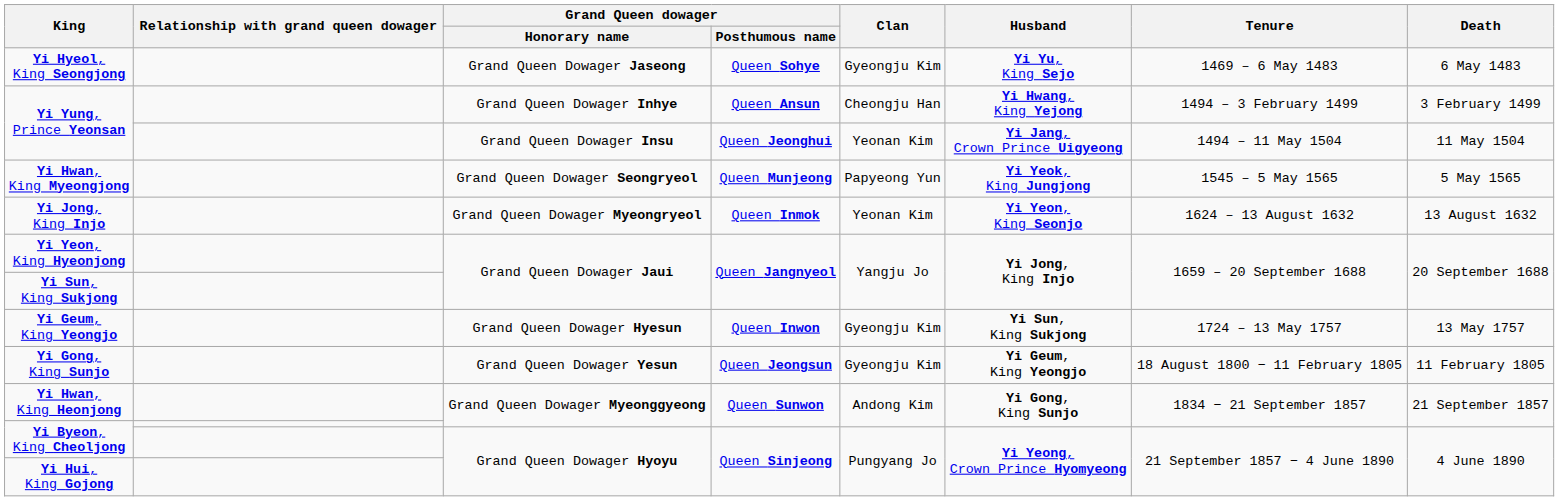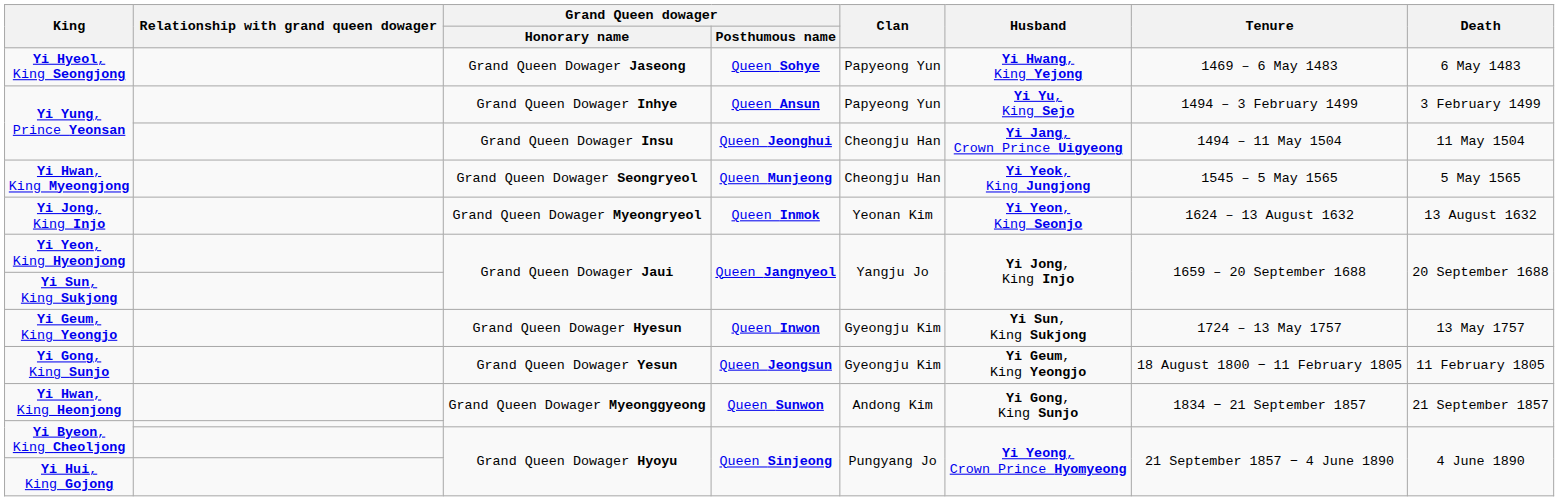(893, 67) Gyeongju Kim -> (893, 67) Papyeong Yun
(1038, 67) Yi Yu, King Sejo -> (1038, 67) Yi Hwang, King Yejong
(893, 104) Cheongju Han -> (893, 104) Papyeong Yun
(1038, 104) Yi Hwang, King Yejong -> (1038, 104) Yi Yu, King Sejo
(893, 141) Yeonan Kim -> (893, 141) Cheongju Han
(893, 179) Papyeong Yun -> (893, 179) Cheongju Han
